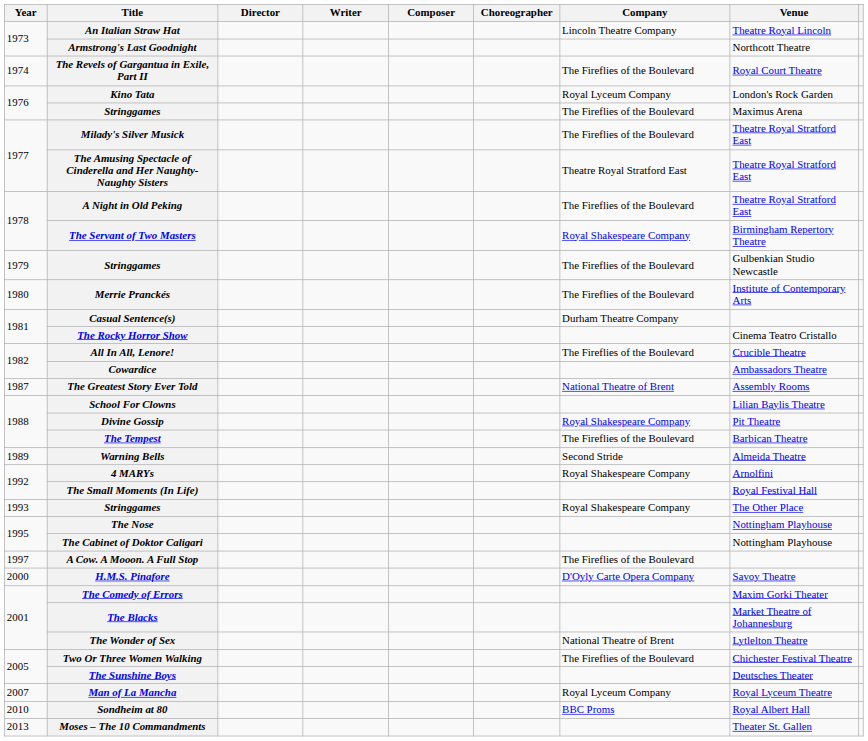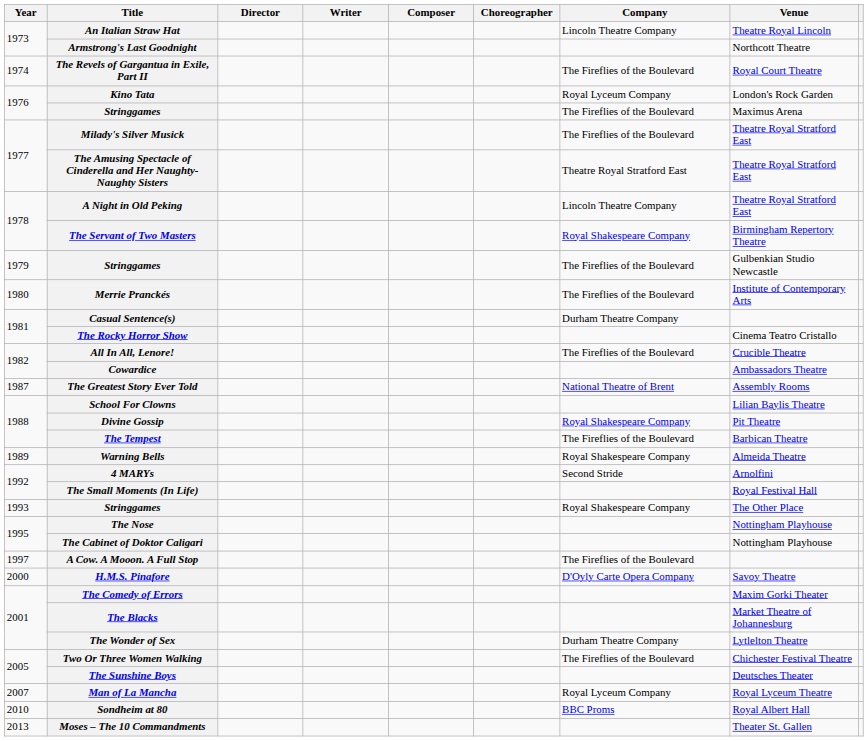(628, 206) The Fireflies of the Boulevard -> (619, 206) Lincoln Theatre Company
(592, 456) Second Stride -> (626, 456) Royal Shakespeare Company
(626, 473) Royal Shakespeare Company -> (592, 473) Second Stride
(618, 640) National Theatre of Brent -> (620, 640) Durham Theatre Company
